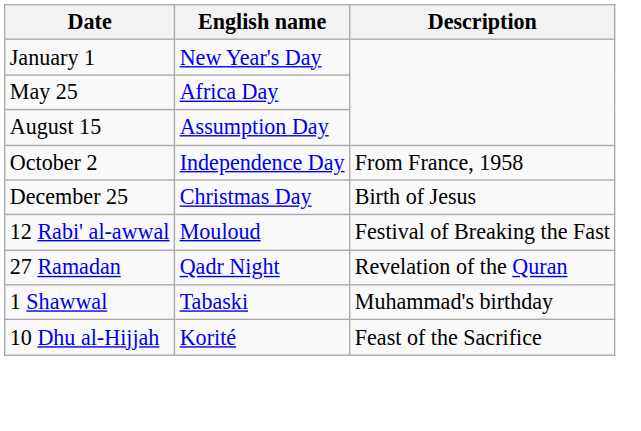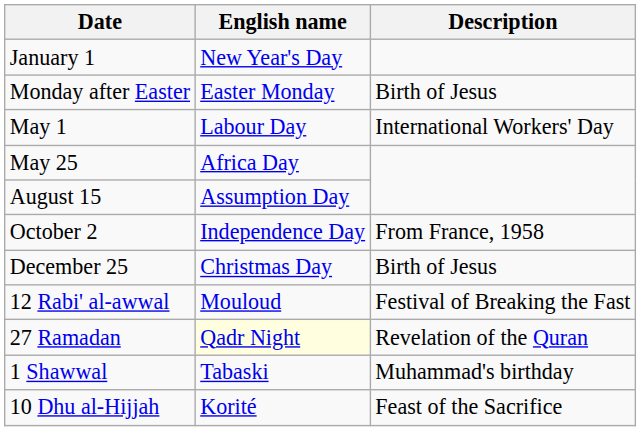+ row: (100, 92)
+ row: (38, 127)
(230, 267) no background -> (250, 337) lightyellow background
